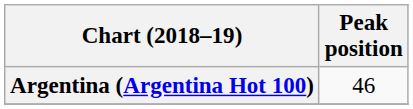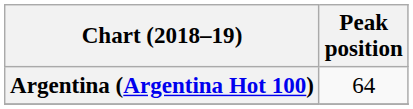(364, 85) 46 -> (364, 85) 64
